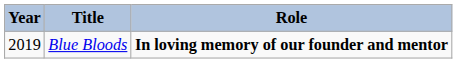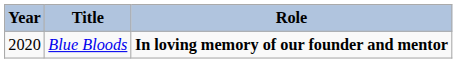(25, 44) 2019 -> (25, 44) 2020
